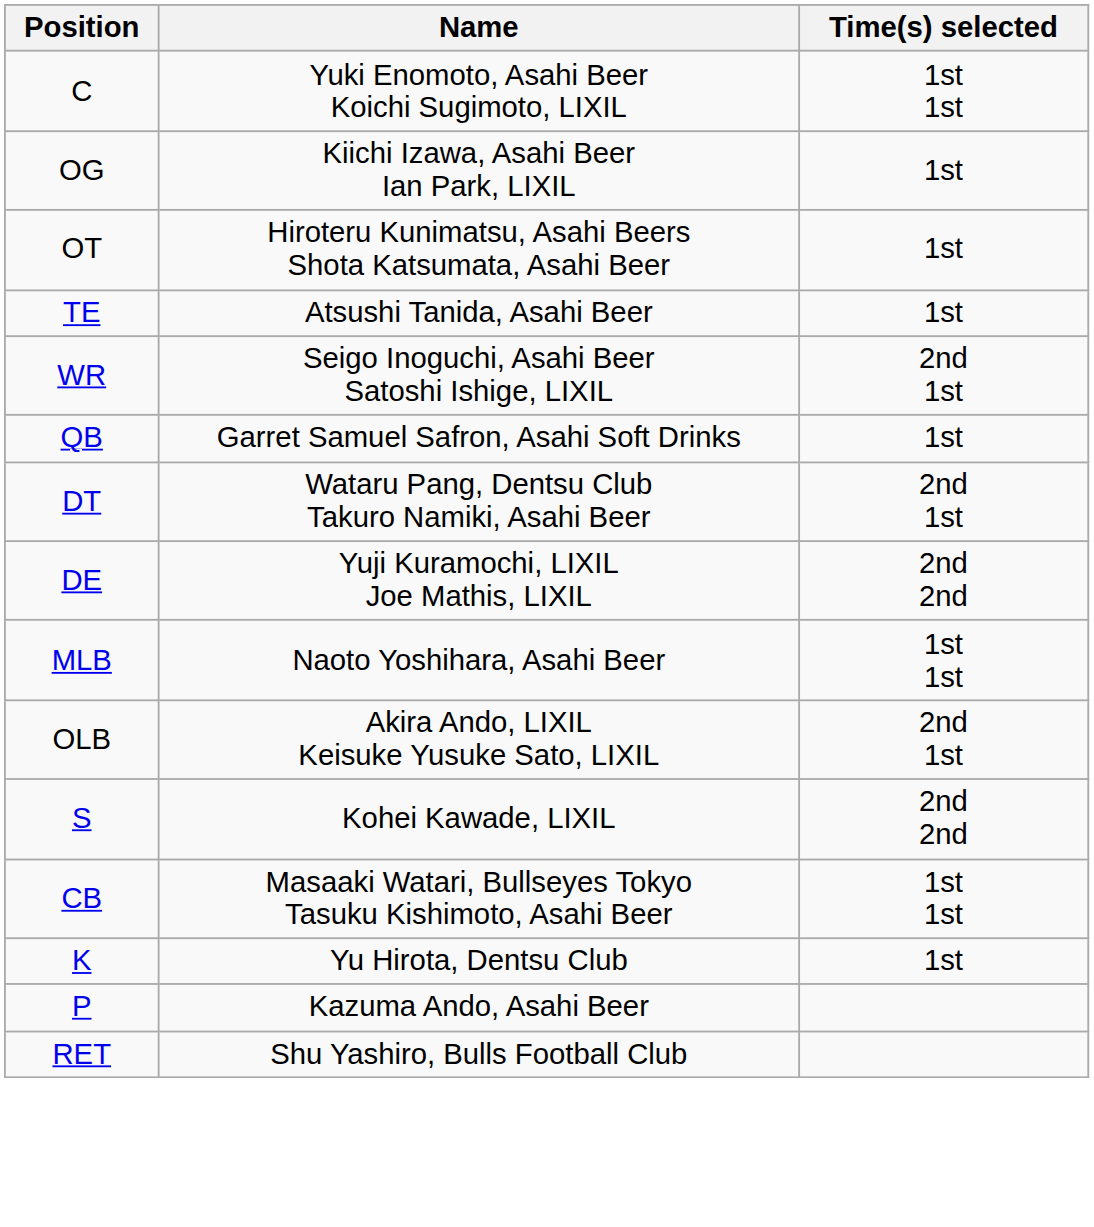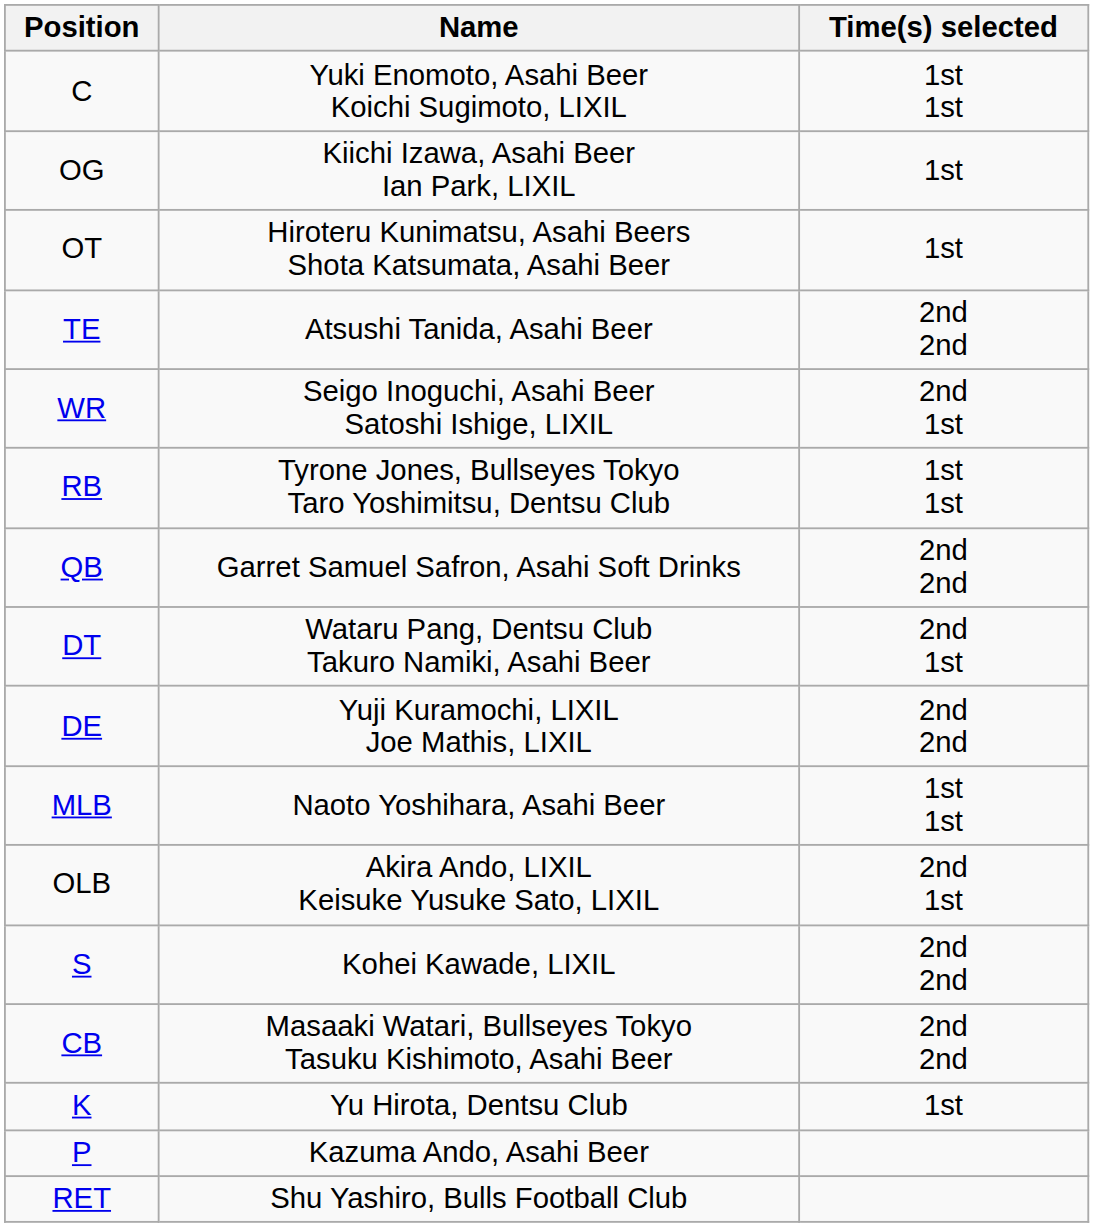(943, 312) 1st -> (943, 328) 2nd 2nd
+ row: (82, 487)
(943, 438) 1st -> (943, 566) 2nd 2nd
(943, 897) 1st 1st -> (943, 1043) 2nd 2nd
